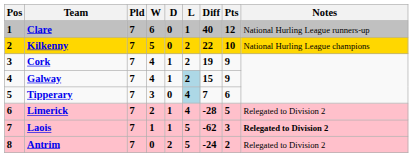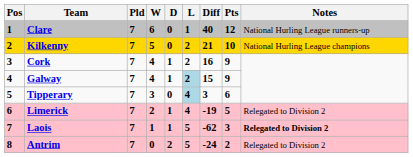(208, 45) 22 -> (208, 45) 21
(208, 62) 19 -> (208, 62) 16
(205, 95) 7 -> (205, 95) 3
(210, 111) -28 -> (210, 111) -19
